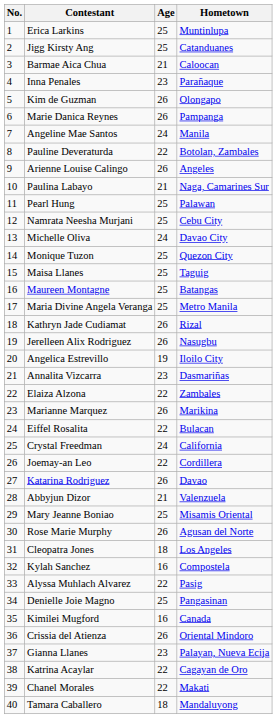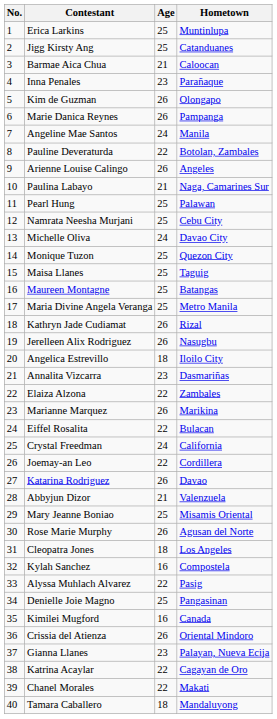(162, 359) 19 -> (162, 359) 18
